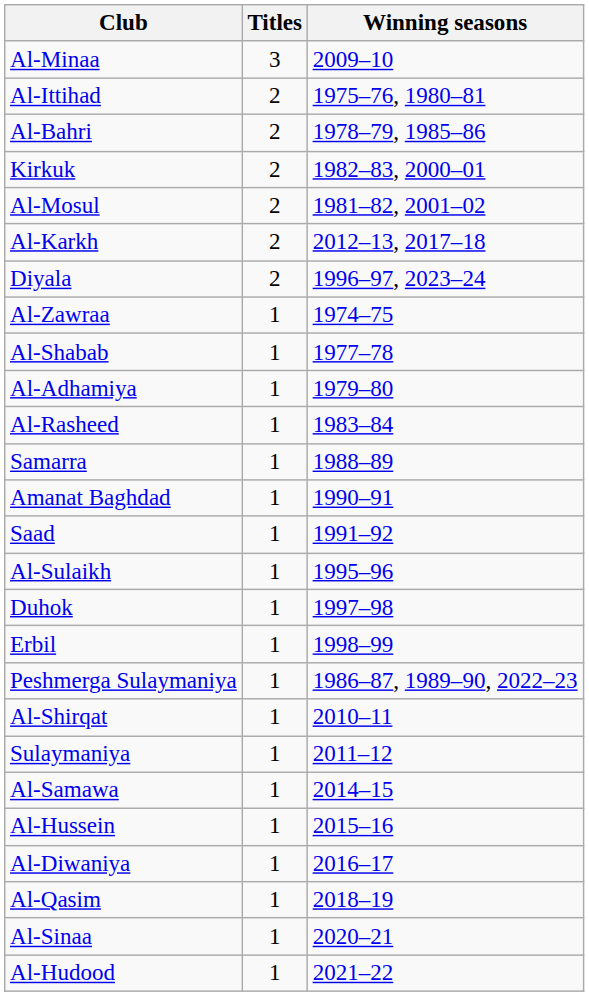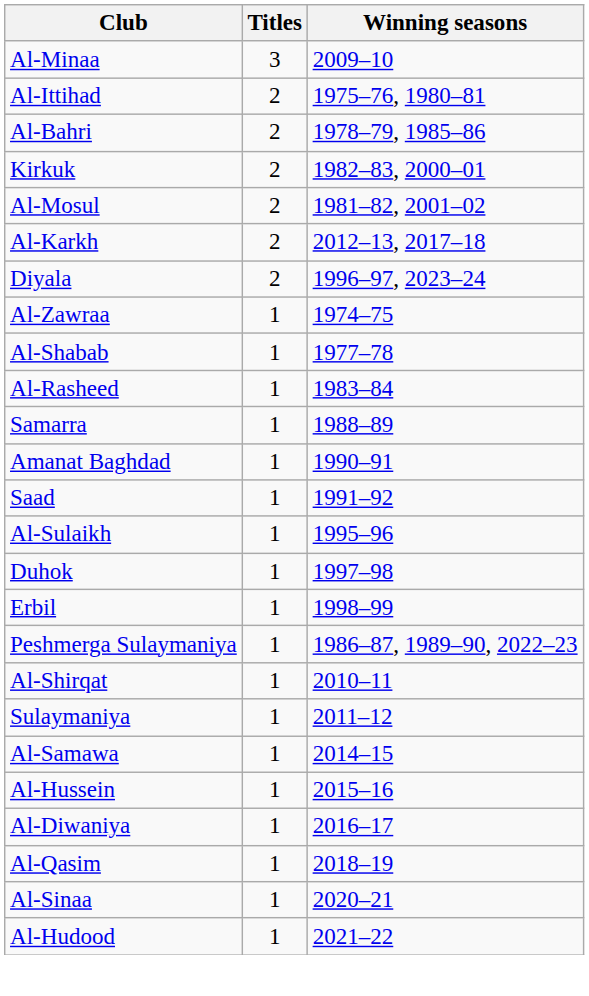- row: (73, 388)
